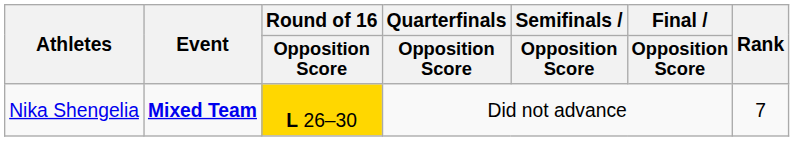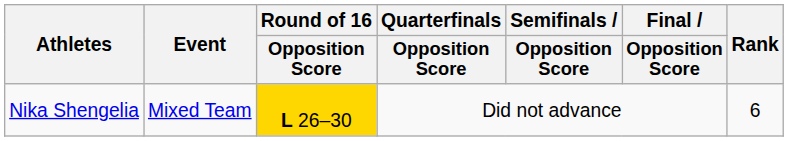(202, 110) bold -> (200, 110) normal
(761, 110) 7 -> (755, 110) 6
